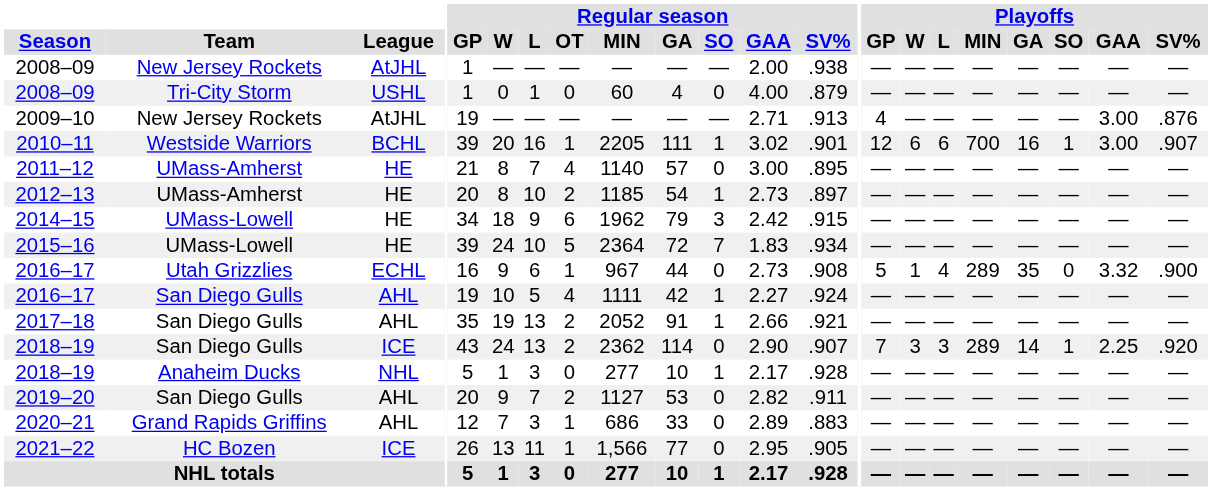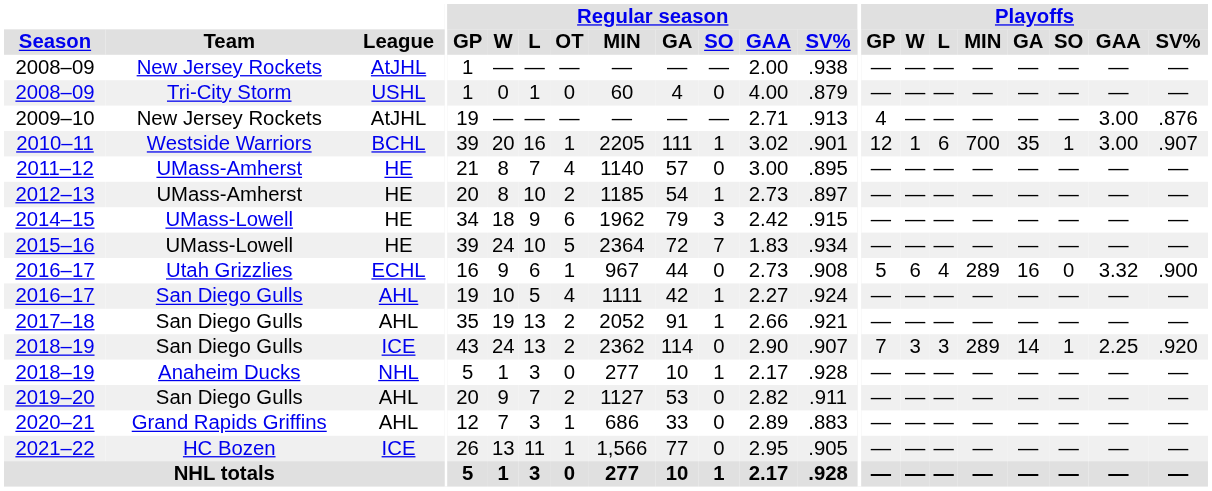(915, 143) 6 -> (915, 143) 1
(1028, 143) 16 -> (1028, 143) 35
(915, 270) 1 -> (915, 270) 6
(1028, 270) 35 -> (1028, 270) 16
